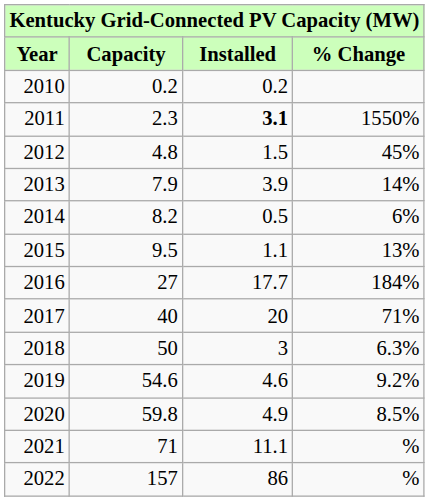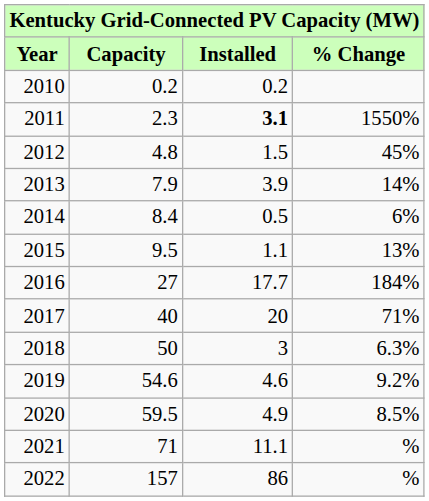(165, 217) 8.2 -> (165, 217) 8.4
(160, 413) 59.8 -> (160, 413) 59.5
